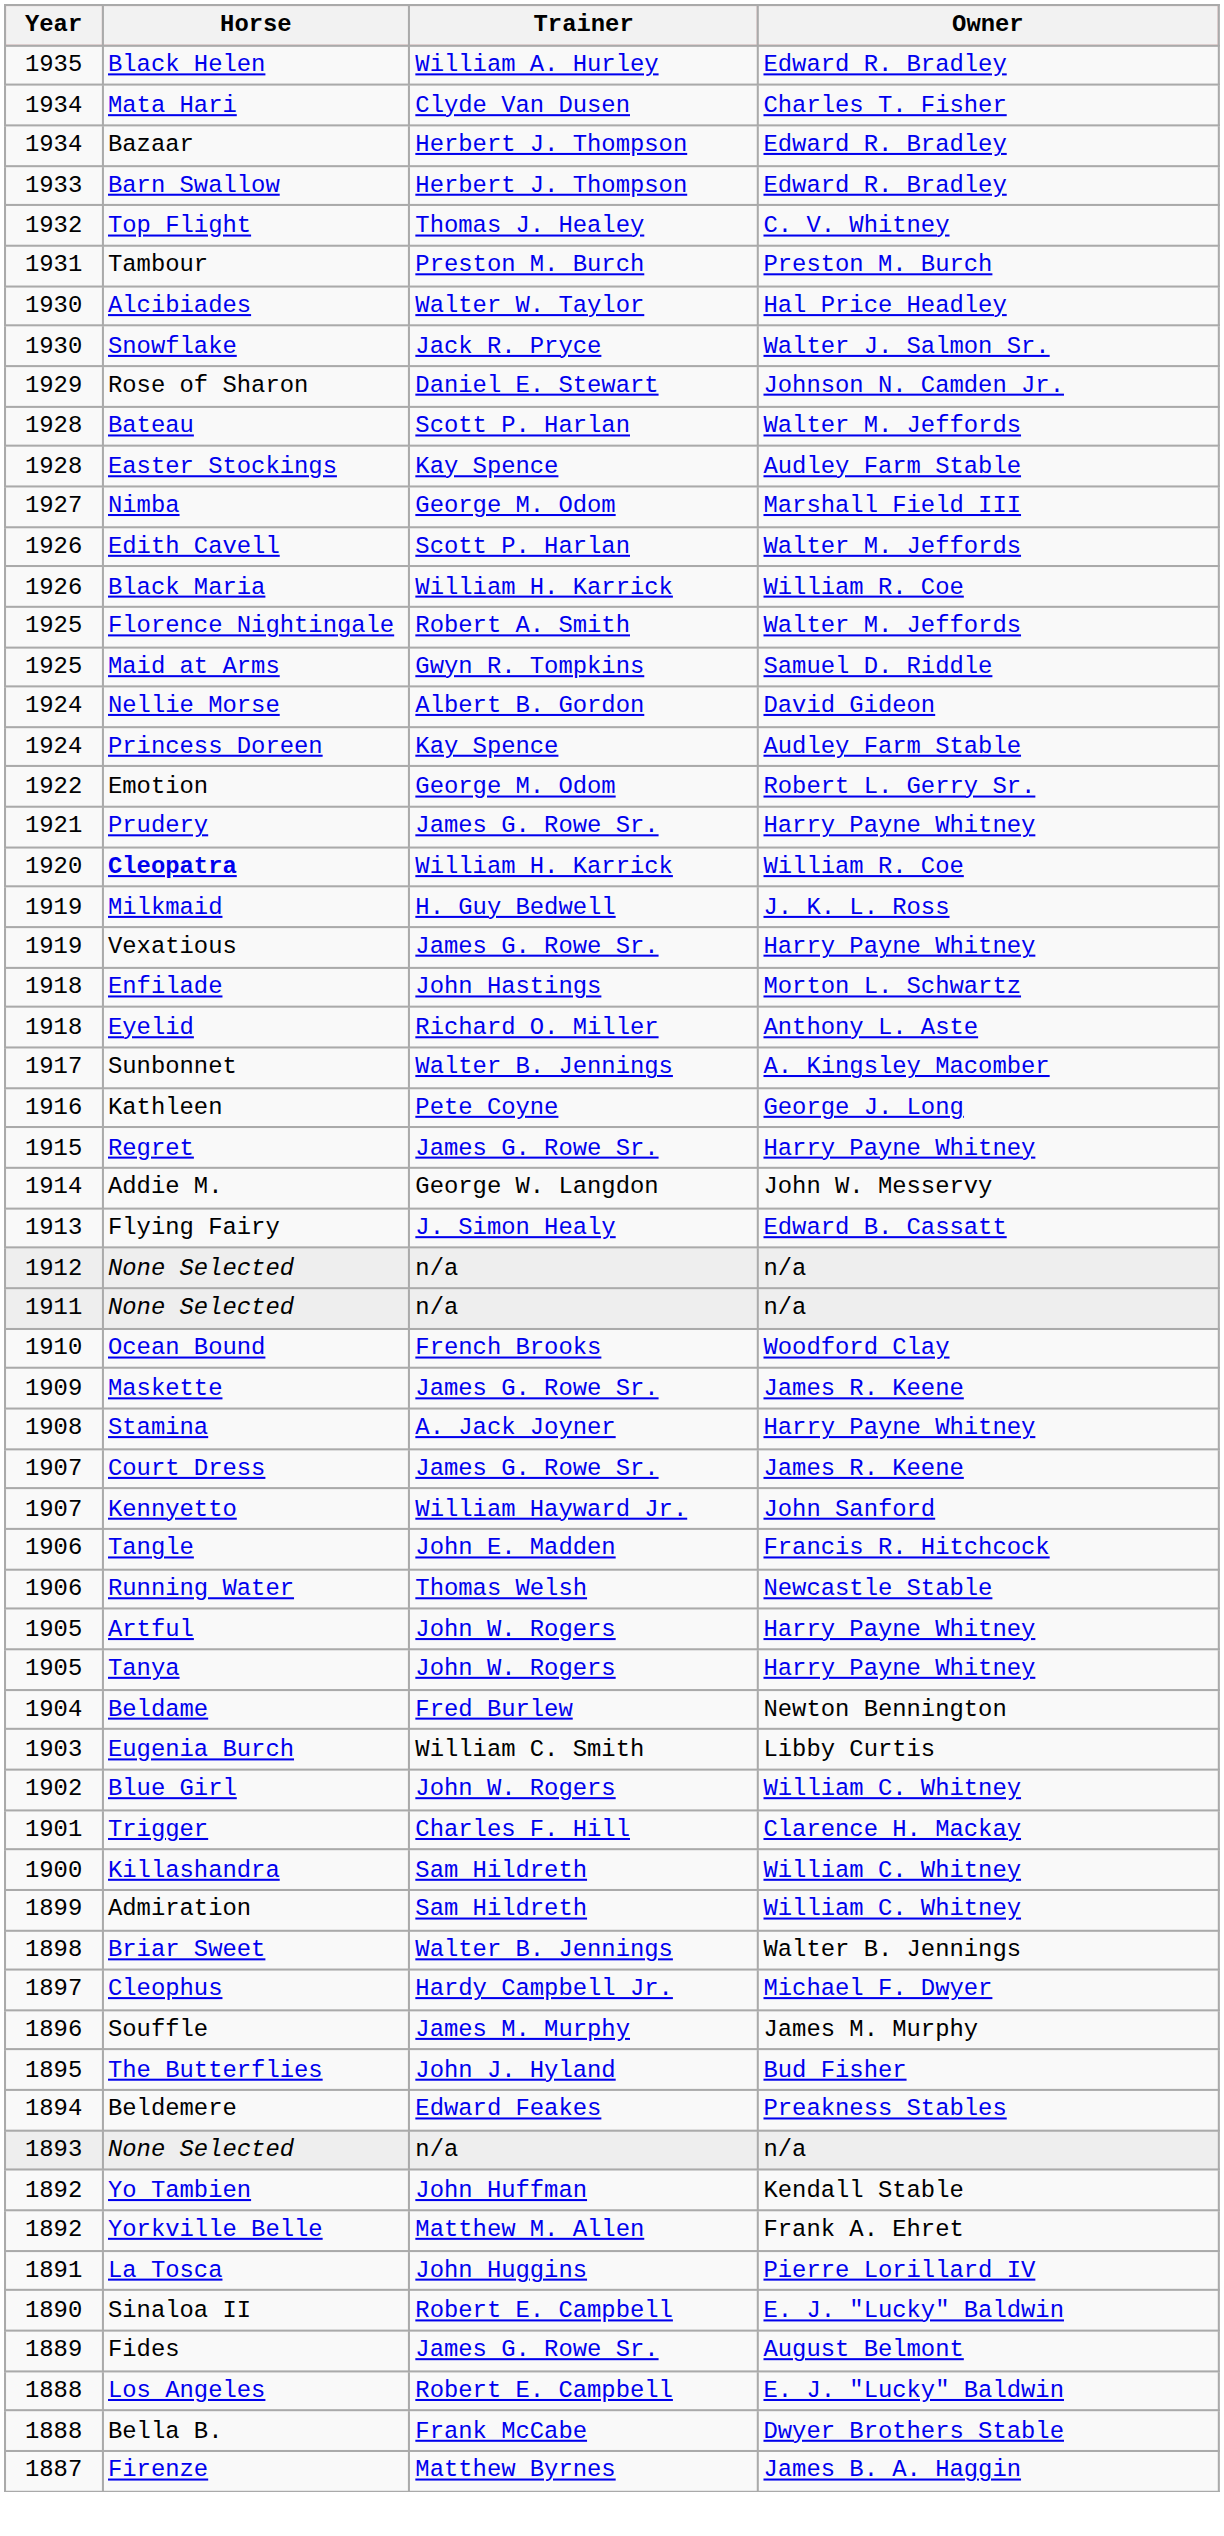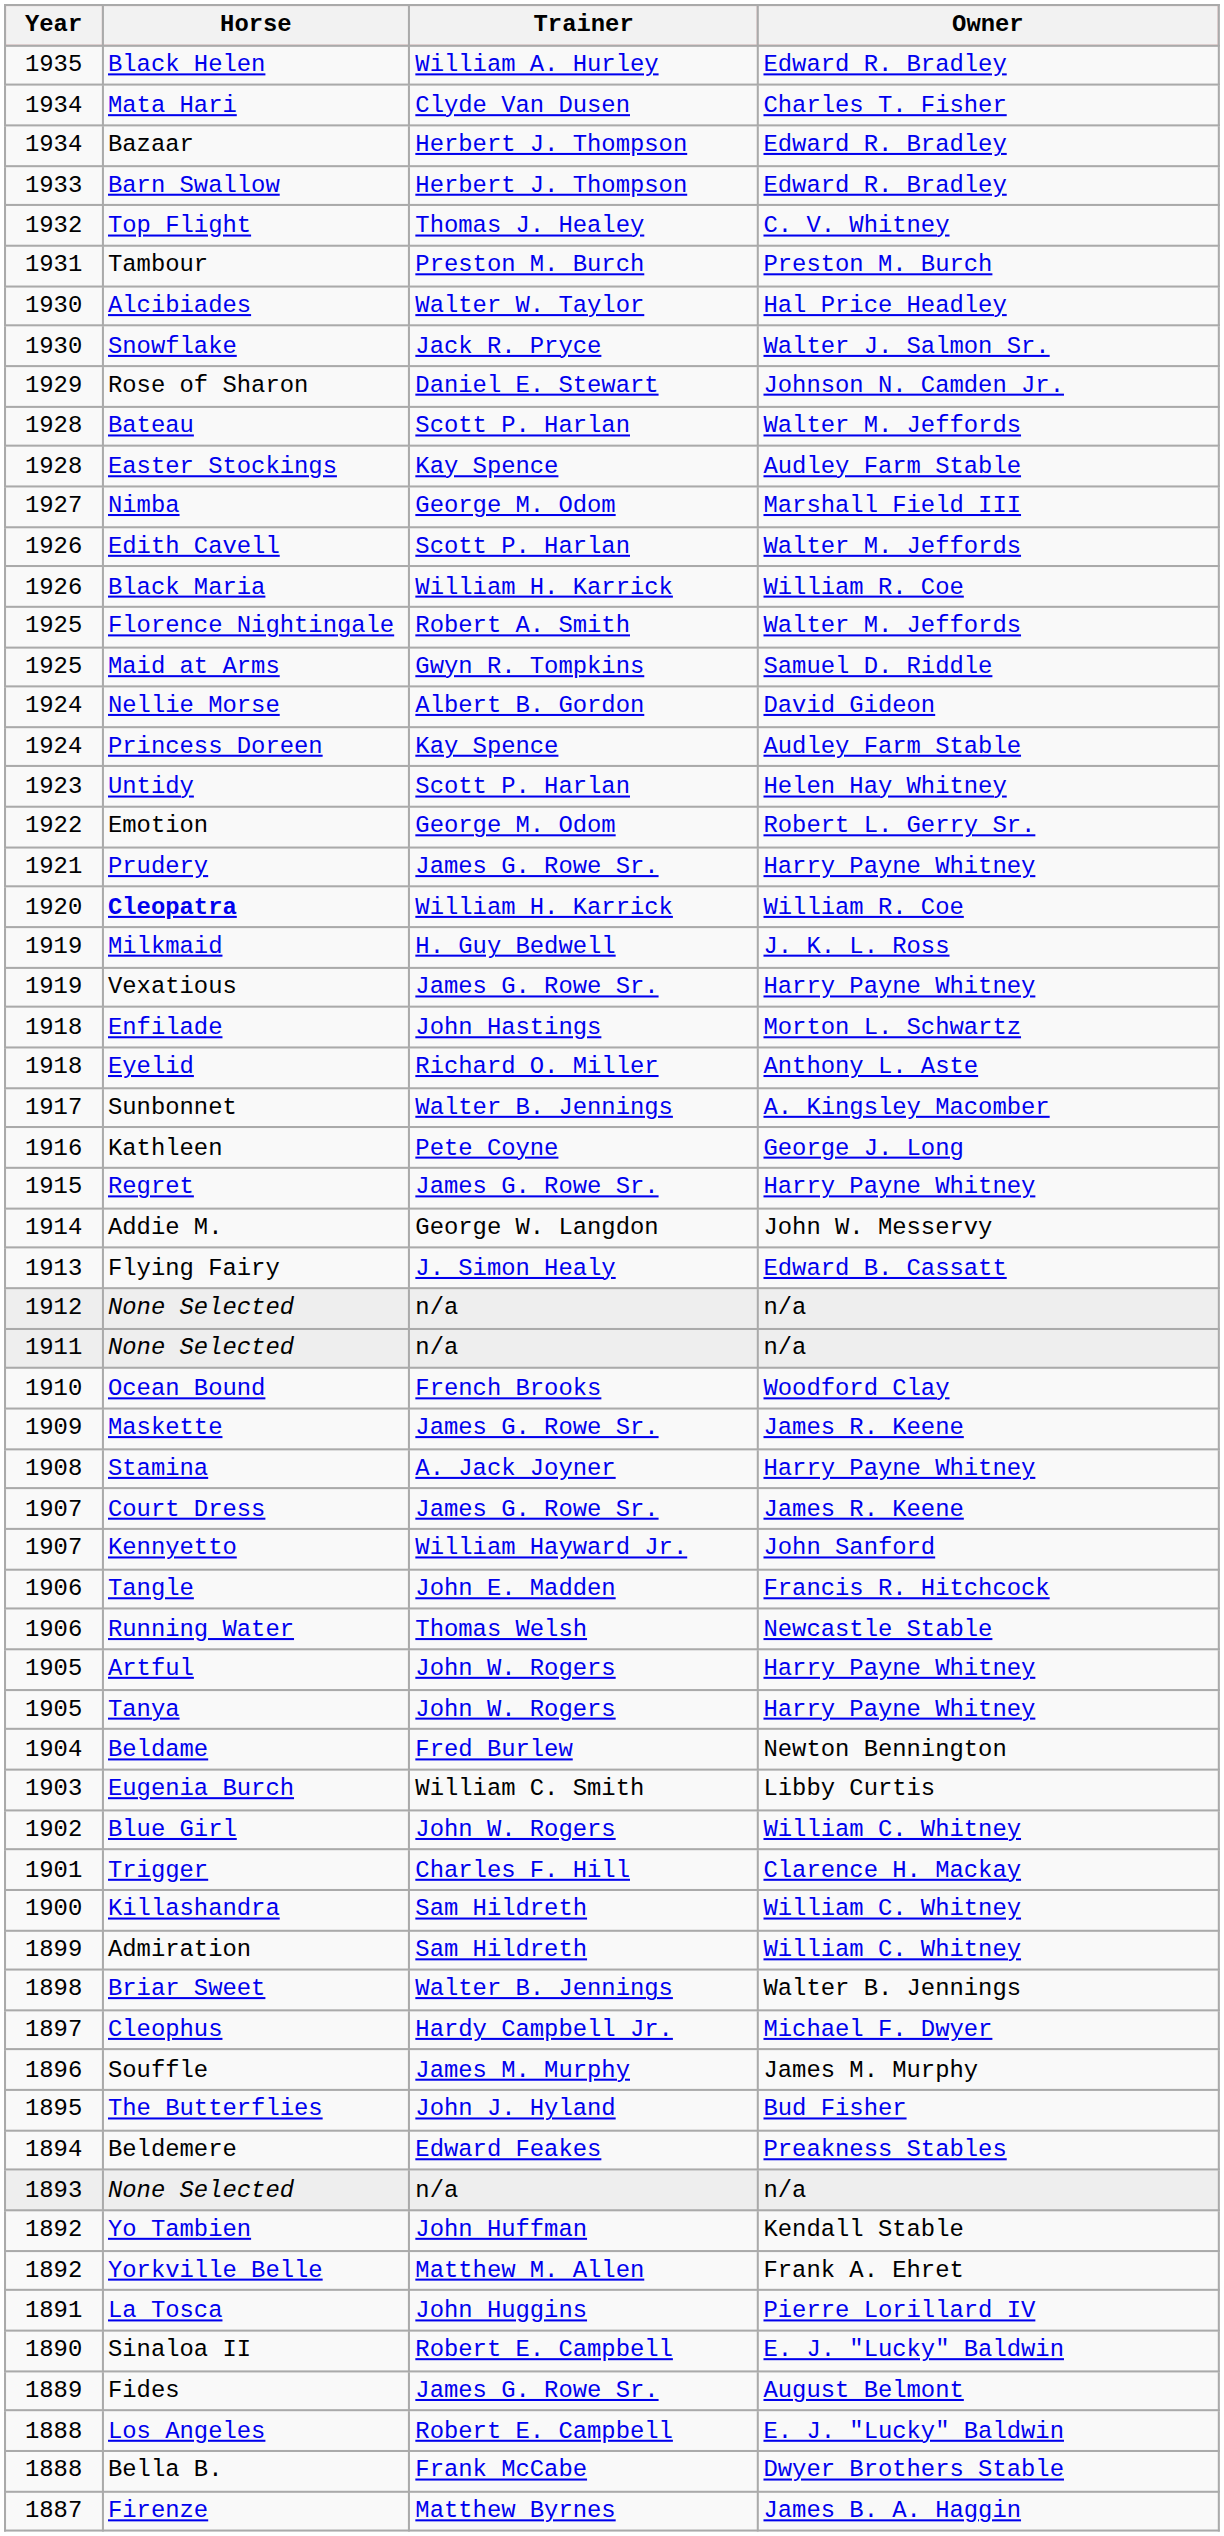+ row: (54, 787)
